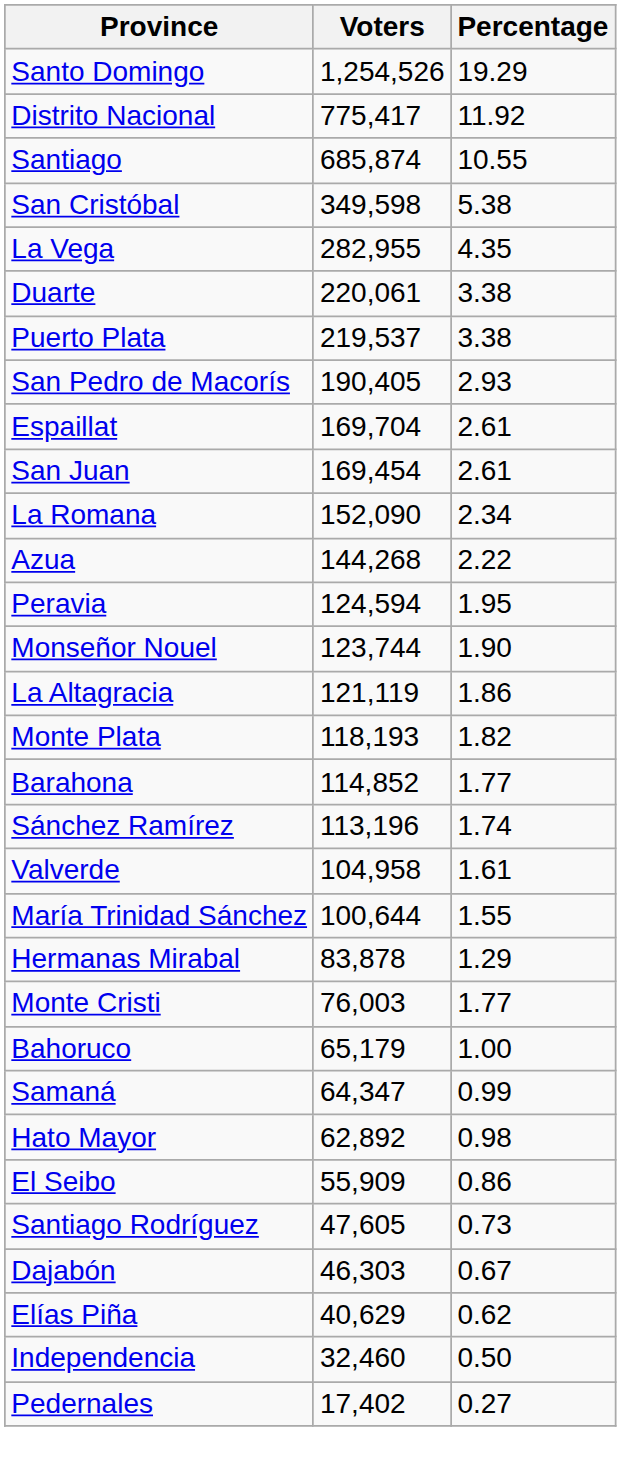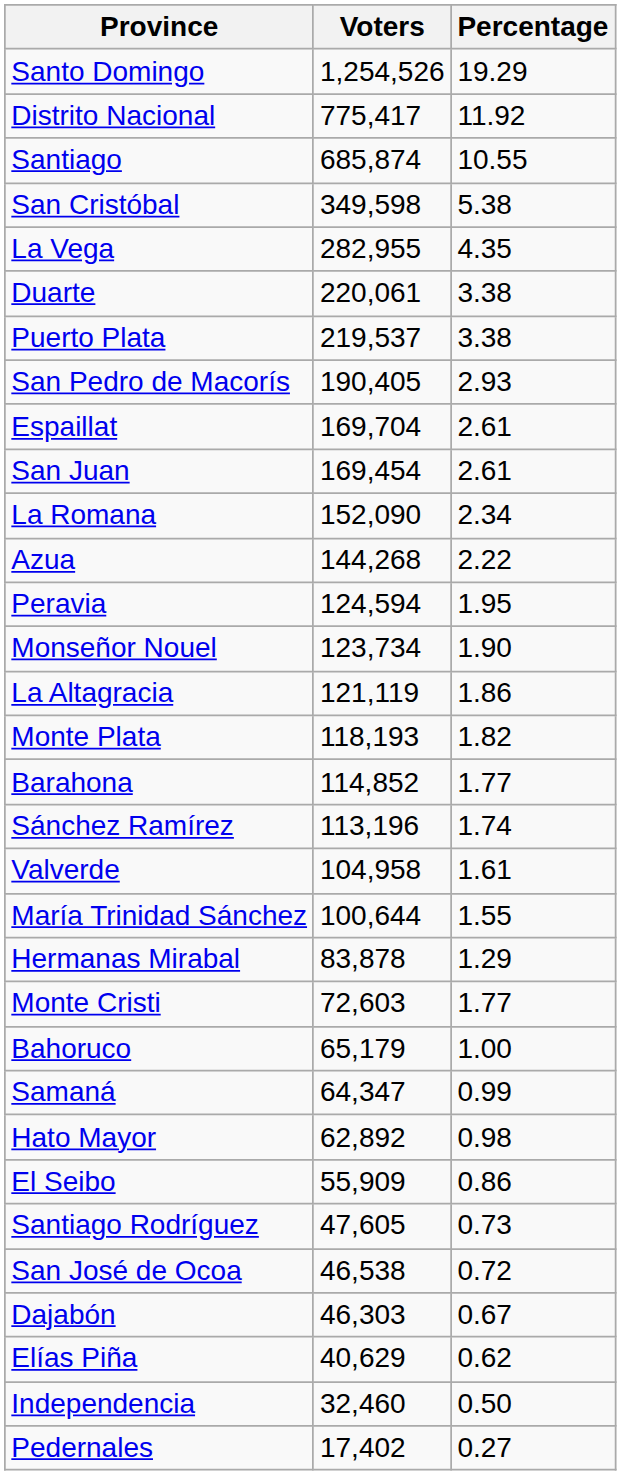(371, 648) 123,744 -> (371, 648) 123,734
(363, 1003) 76,003 -> (363, 1003) 72,603
+ row: (127, 1270)
